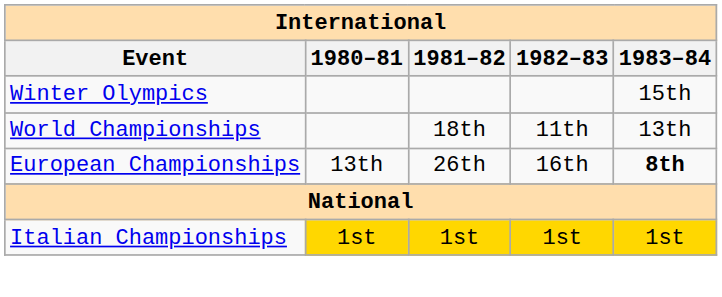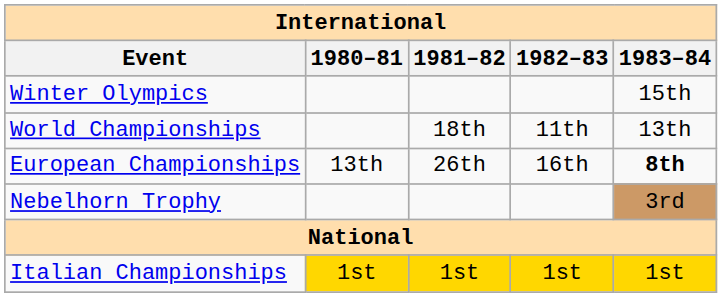+ row: (116, 202)
